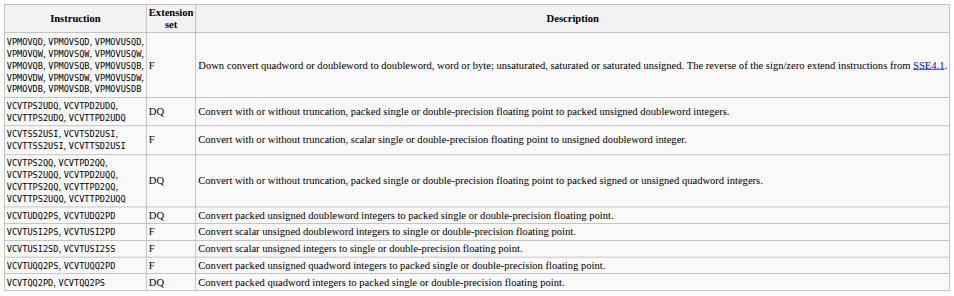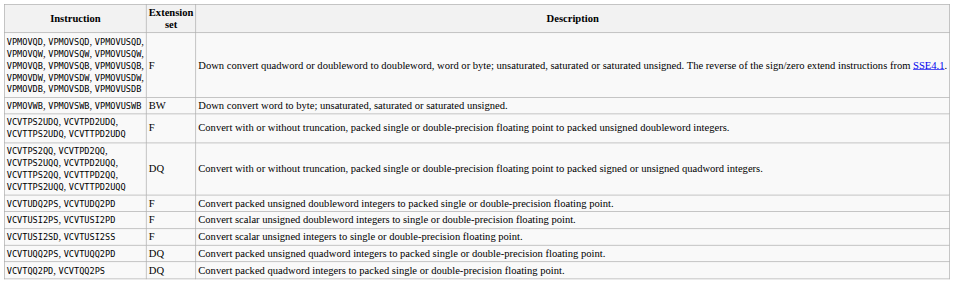+ row: (74, 105)
(156, 111) DQ -> (152, 128) F
- row: (66, 140)
(156, 215) DQ -> (152, 203) F
(152, 265) F -> (156, 253) DQ
